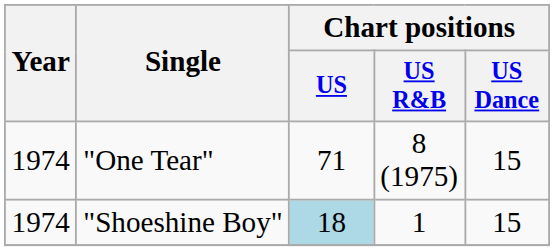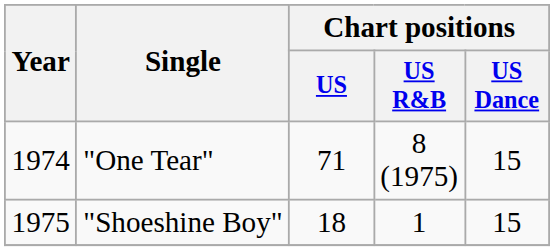(41, 222) 1974 -> (41, 222) 1975
(331, 222) lightblue background -> (331, 222) no background
